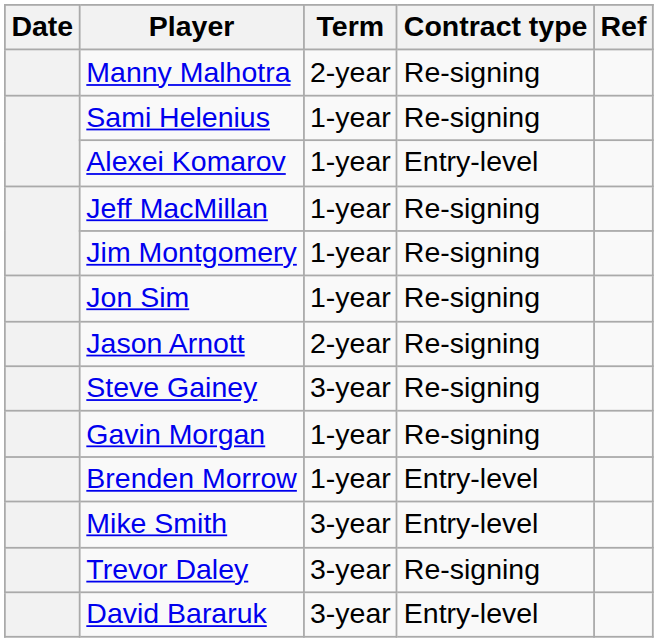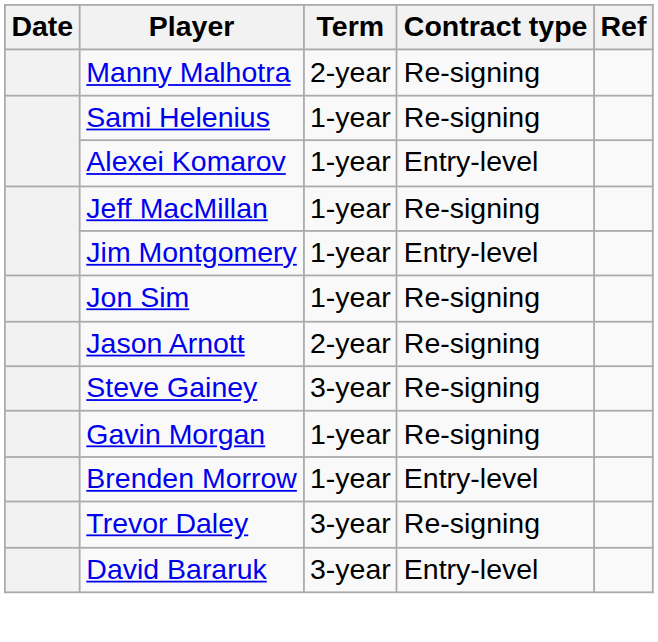(472, 252) Re-signing -> (471, 252) Entry-level
- row: (157, 523)
